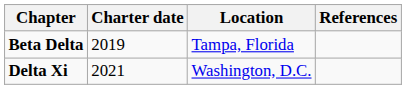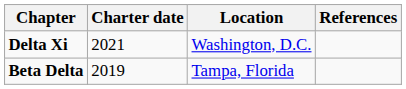rows swapped: (46, 44) <-> (38, 71)
